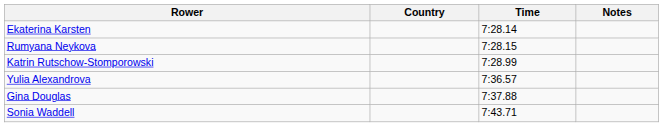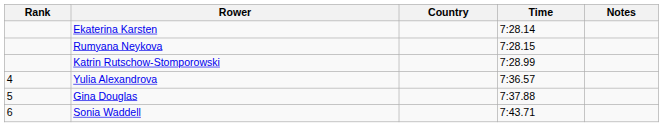+ column: (38, 12)
